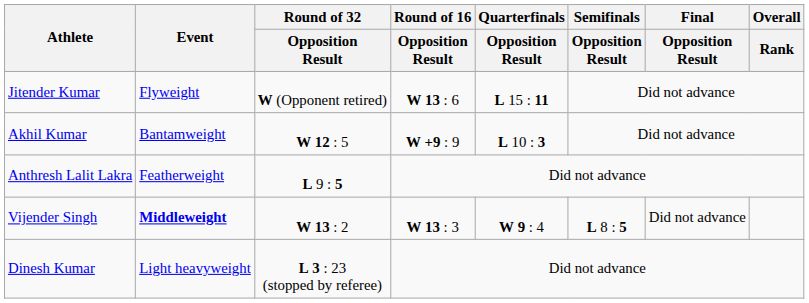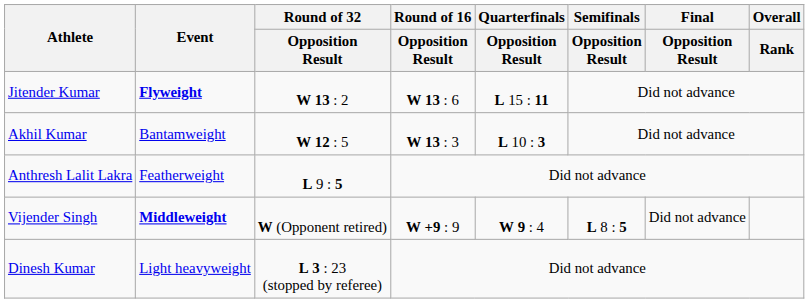(169, 92) normal -> (171, 92) bold
(322, 101) W (Opponent retired) -> (322, 101) W 13 : 2
(433, 143) W +9 : 9 -> (433, 143) W 13 : 3
(322, 226) W 13 : 2 -> (322, 226) W (Opponent retired)
(433, 226) W 13 : 3 -> (433, 226) W +9 : 9
